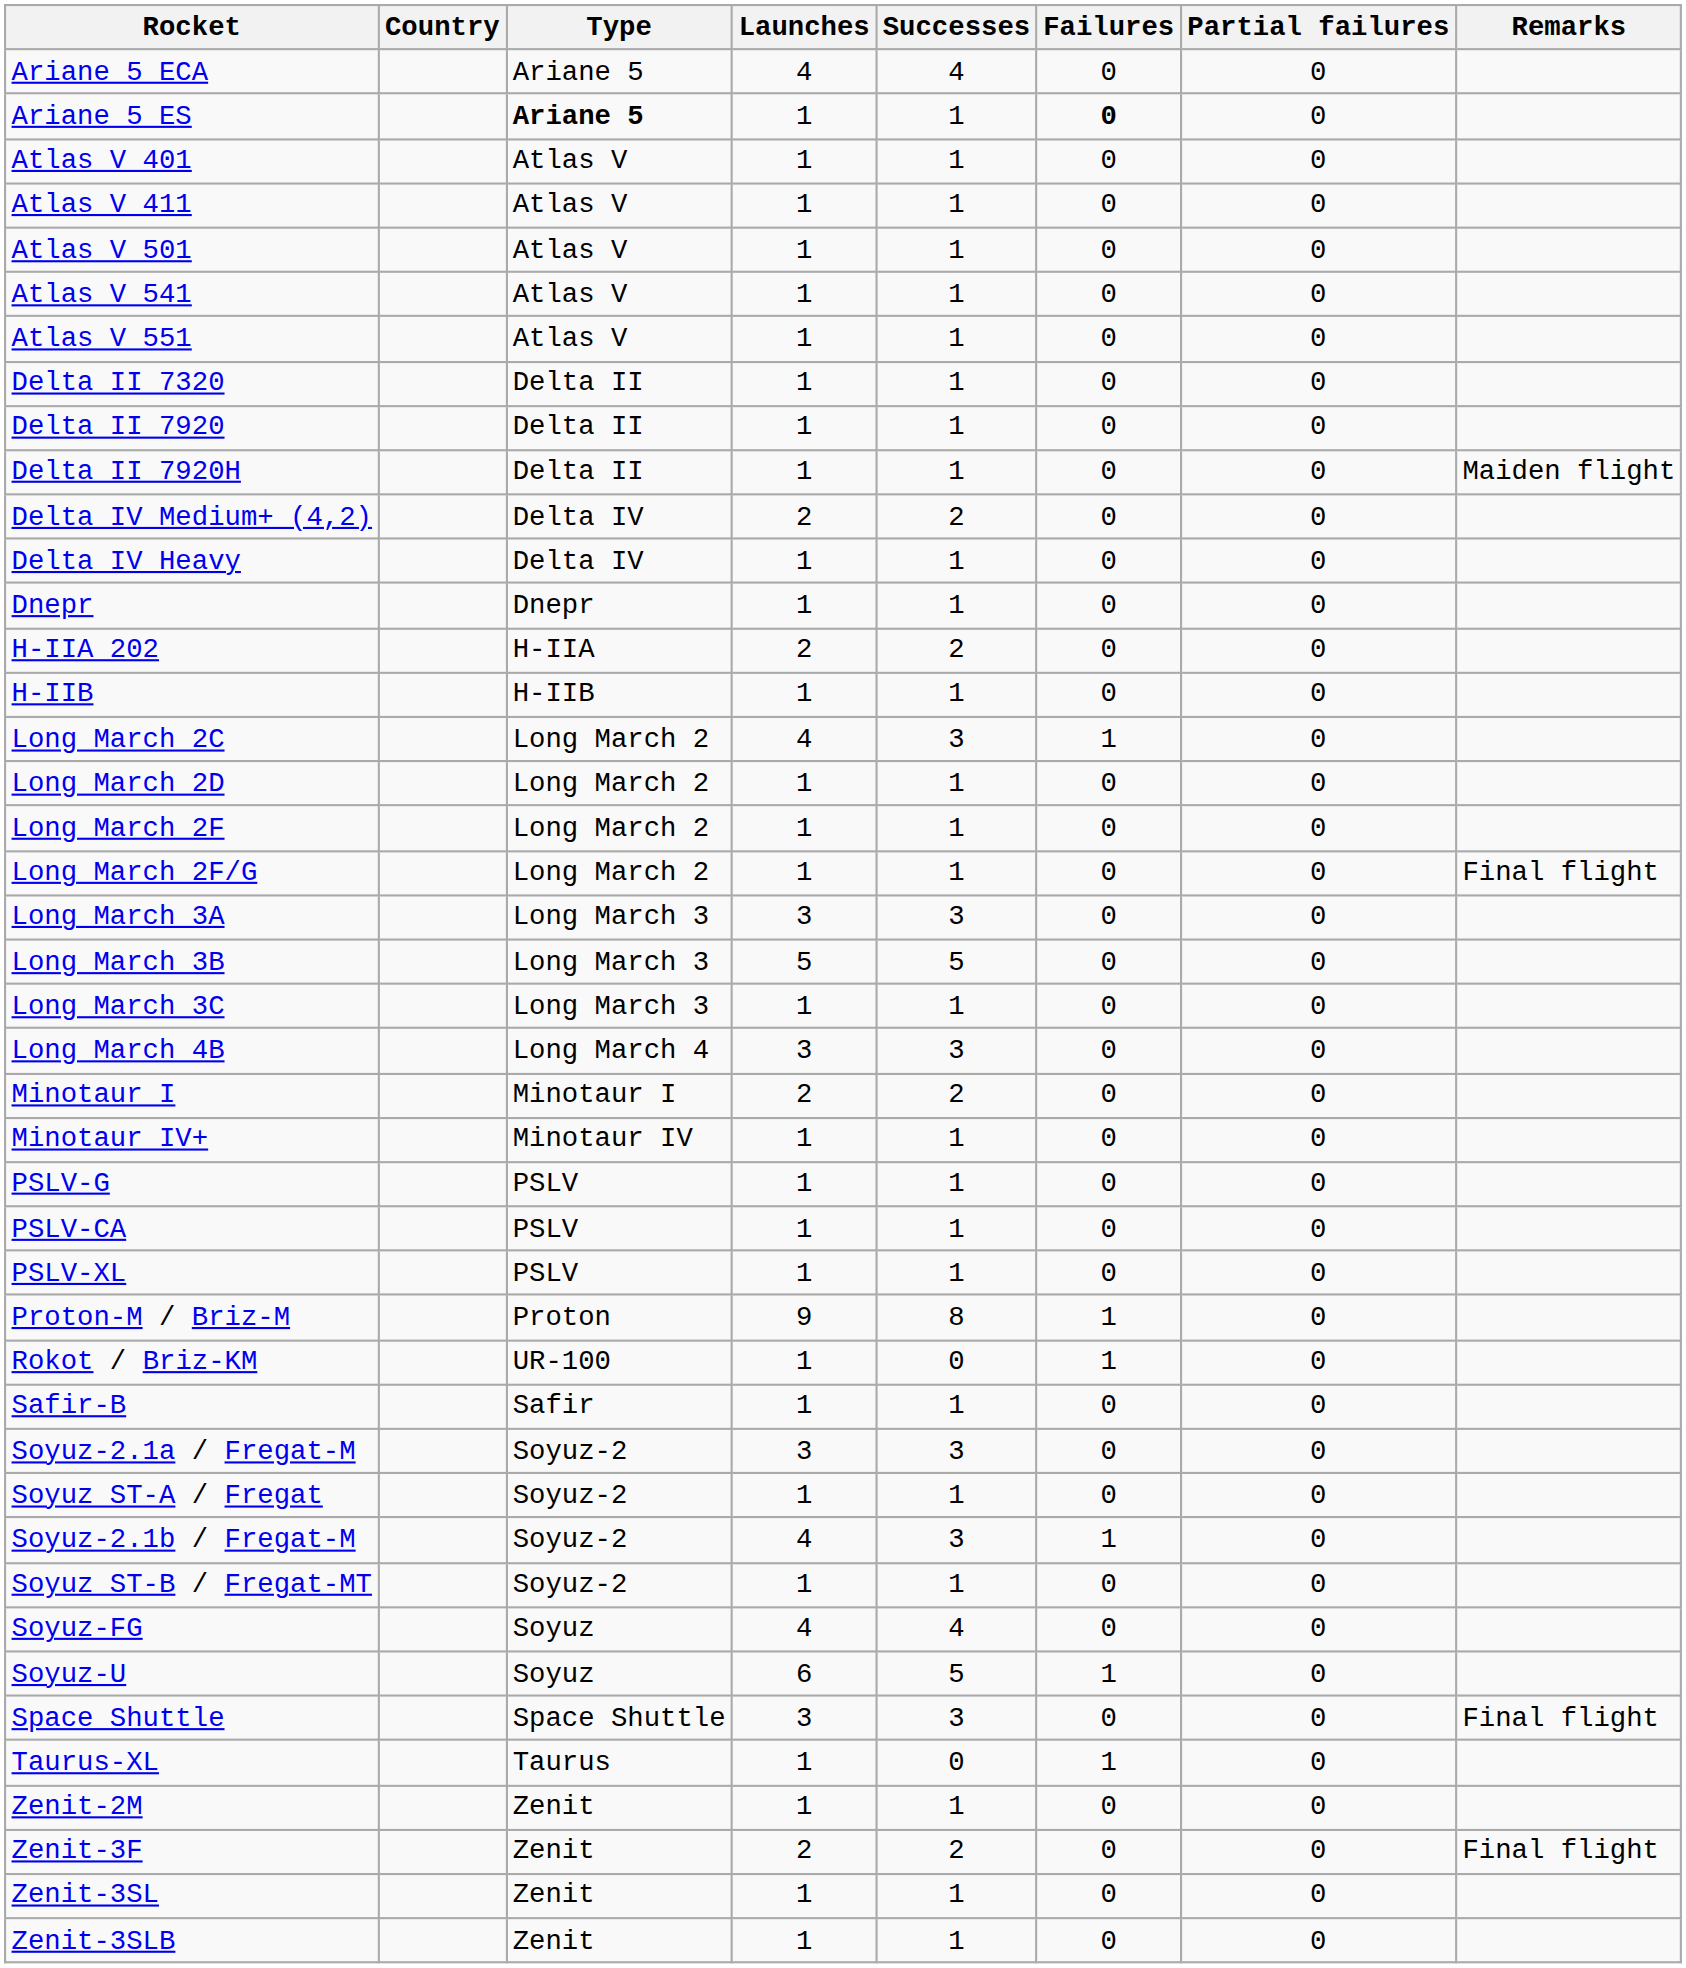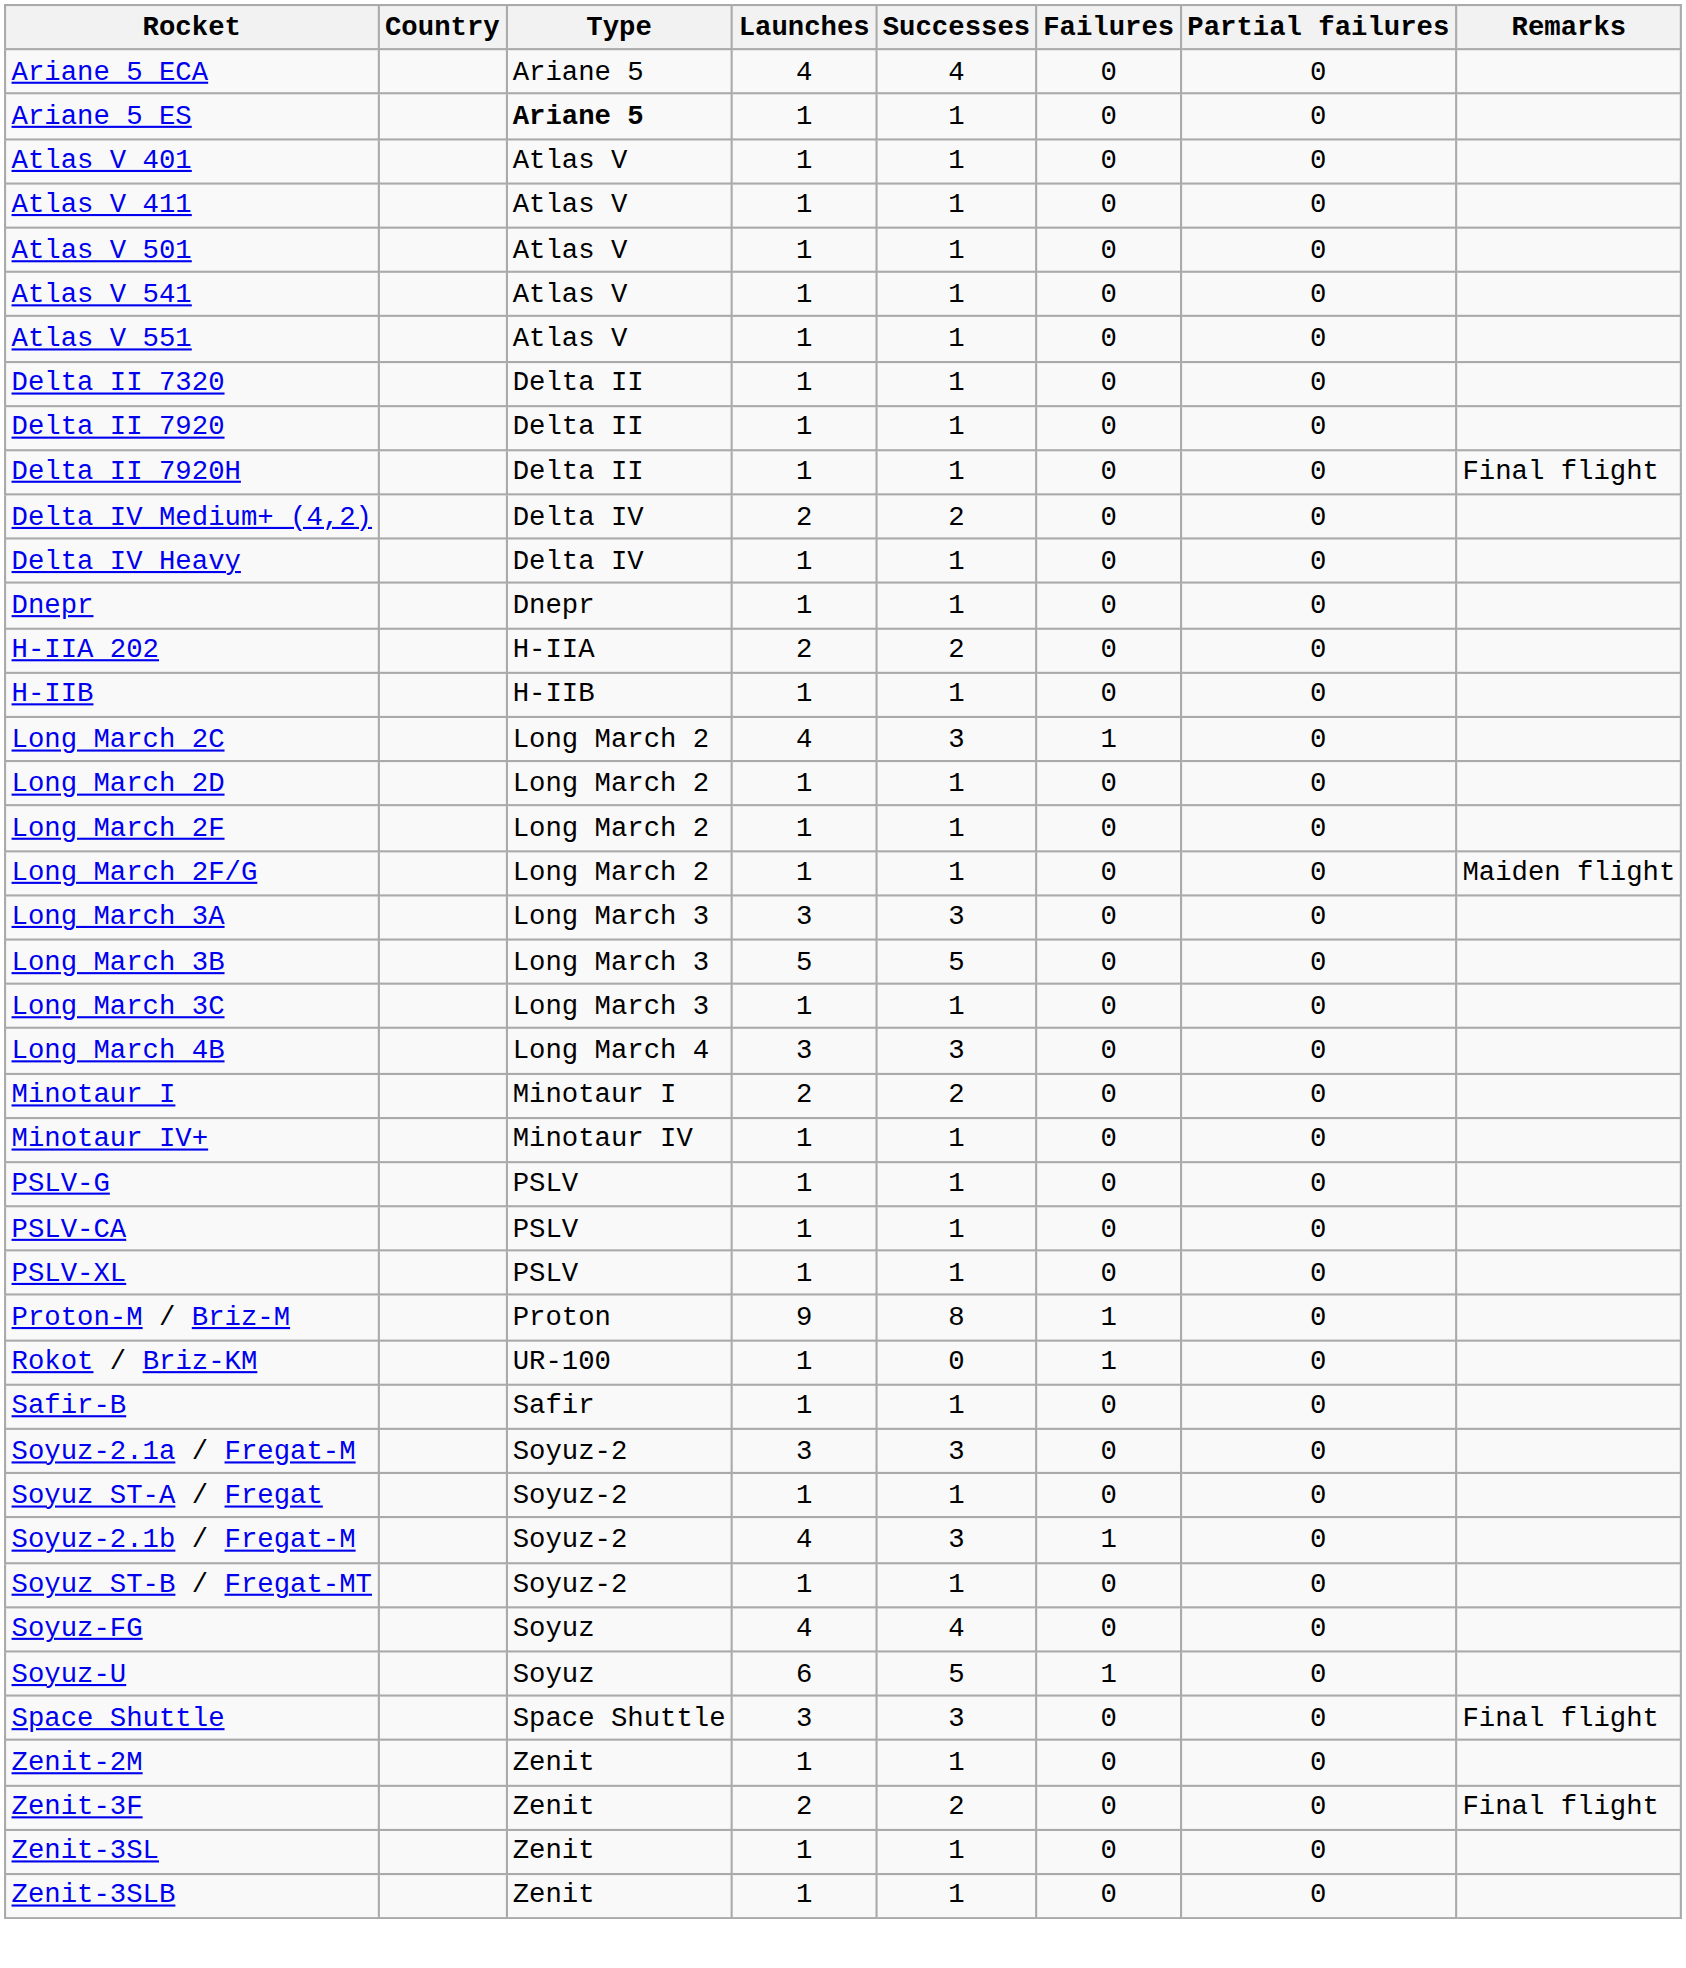(1109, 116) bold -> (1109, 116) normal
(1569, 472) Maiden flight -> (1561, 472) Final flight
(1561, 873) Final flight -> (1569, 873) Maiden flight
- row: (85, 1763)
